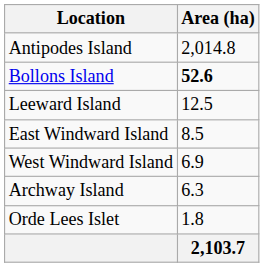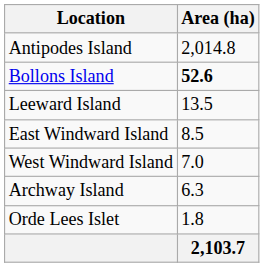(197, 104) 12.5 -> (197, 104) 13.5
(193, 162) 6.9 -> (193, 162) 7.0
